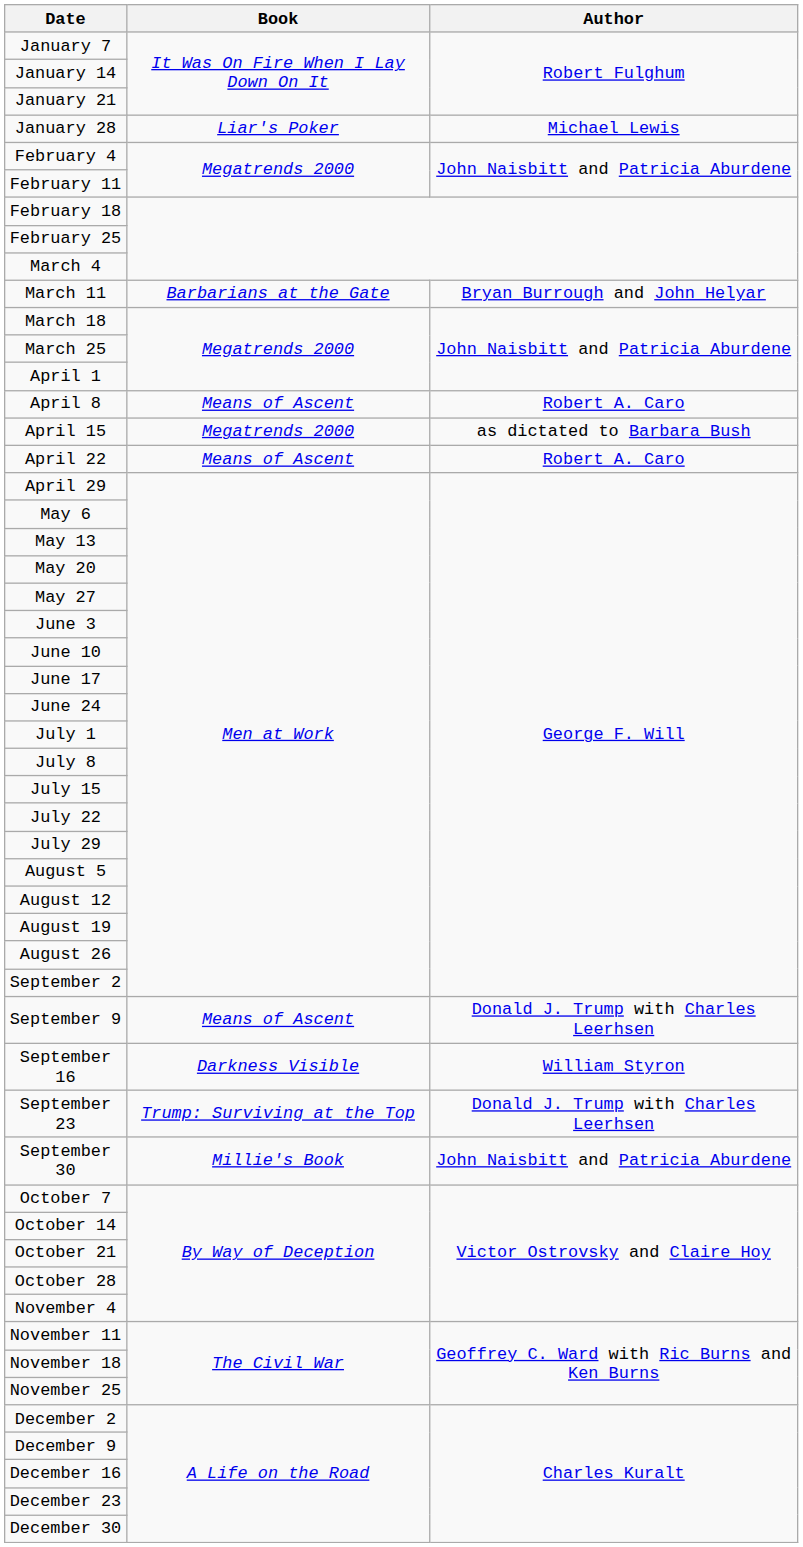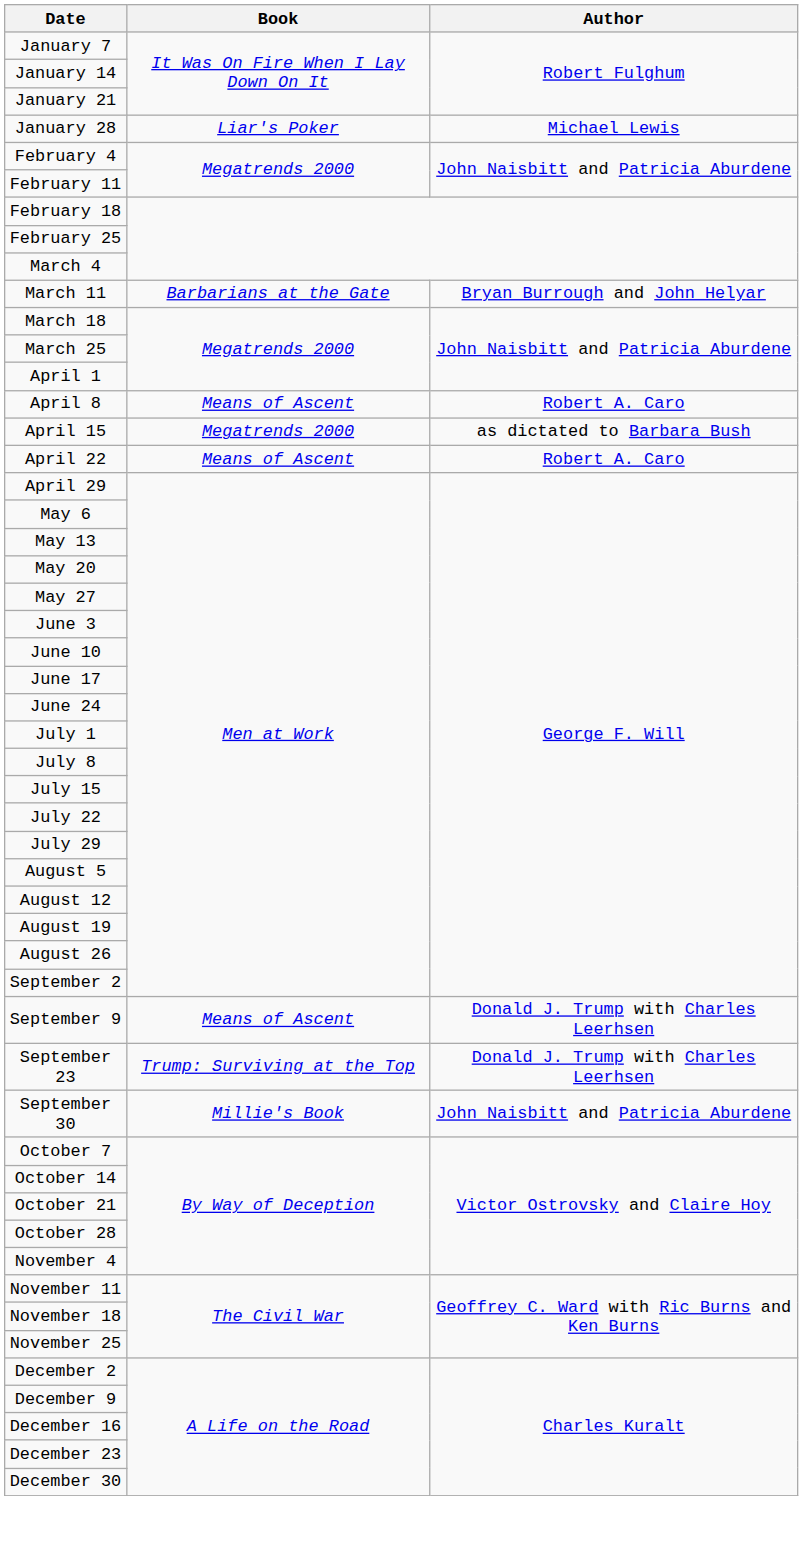- row: (65, 1067)
